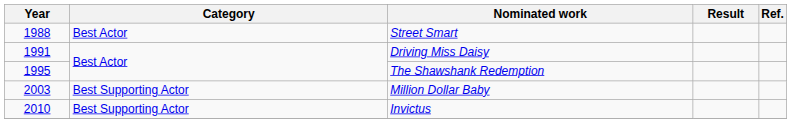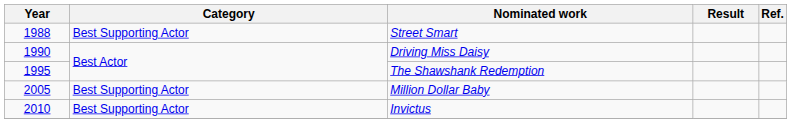(100, 33) Best Actor -> (131, 33) Best Supporting Actor
(37, 52) 1991 -> (37, 52) 1990
(37, 90) 2003 -> (37, 90) 2005
